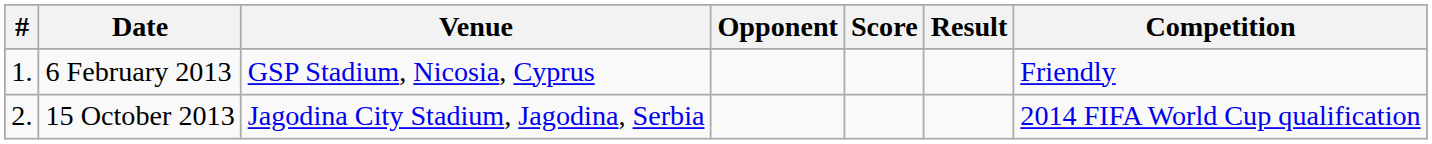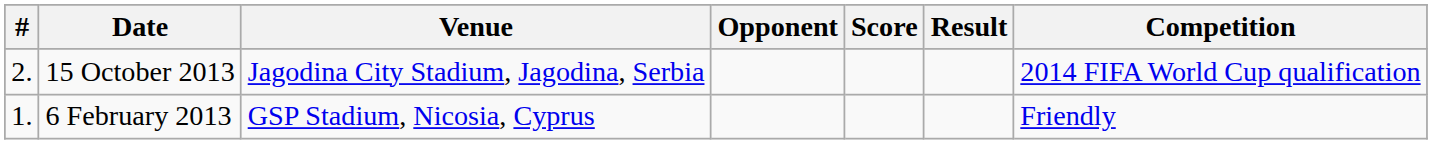rows swapped: (139, 71) <-> (140, 116)
